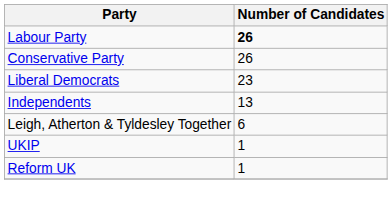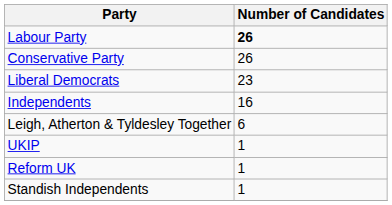(245, 102) 13 -> (245, 102) 16
+ row: (78, 189)
